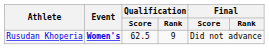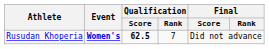(140, 37) normal -> (140, 37) bold
(173, 37) 9 -> (173, 37) 7
